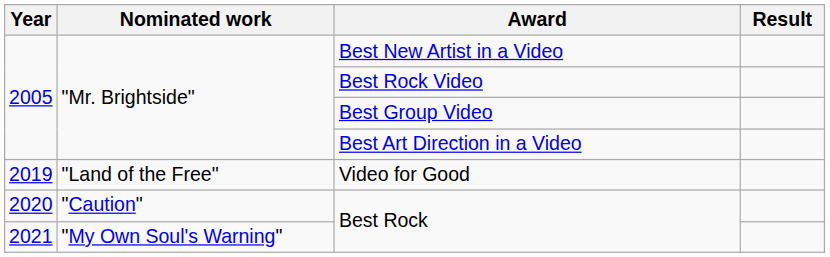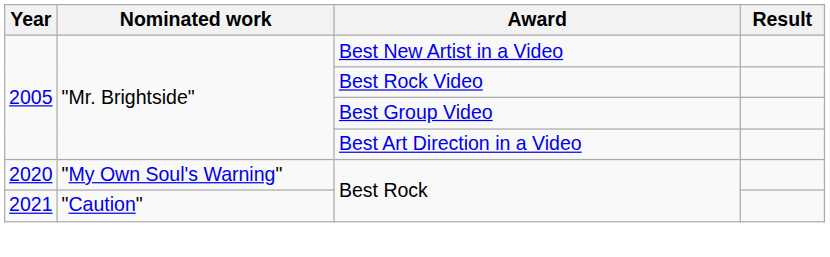- row: (31, 174)
(102, 205) "Caution" -> (172, 174) "My Own Soul's Warning"
(172, 236) "My Own Soul's Warning" -> (102, 205) "Caution"
